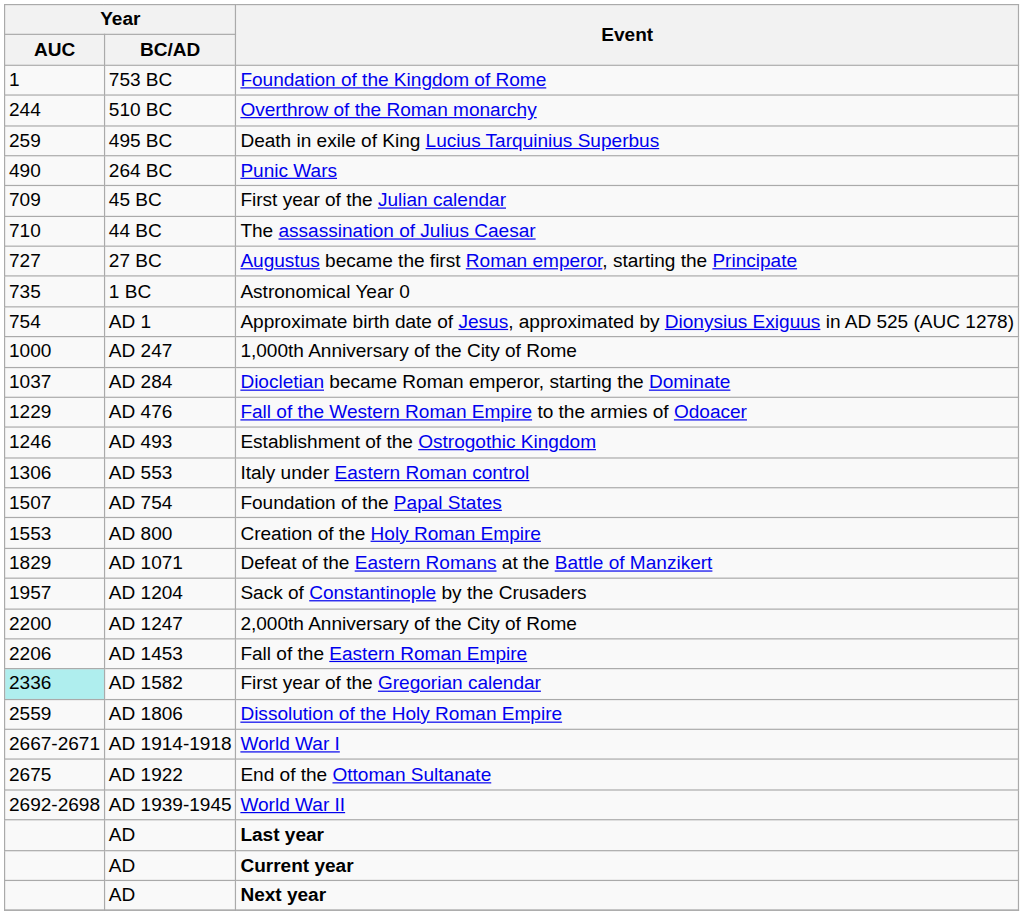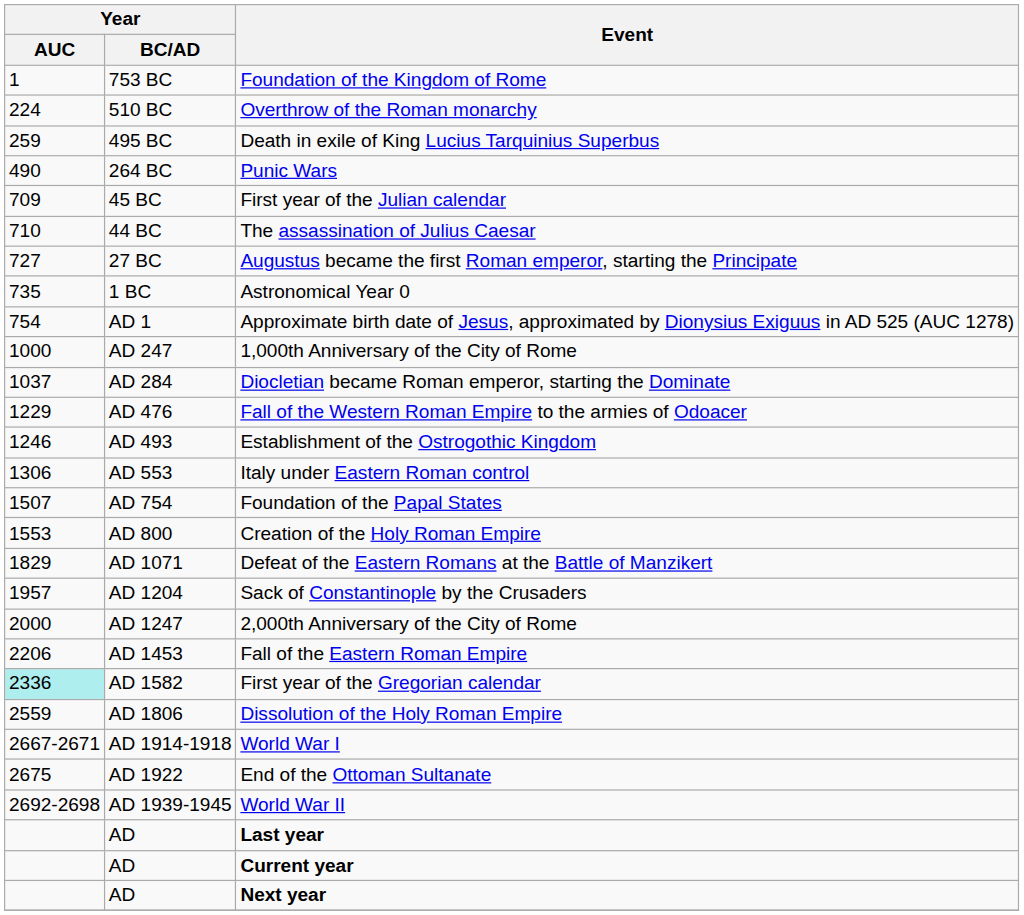(25, 110) 244 -> (25, 110) 224
(30, 623) 2200 -> (30, 623) 2000
